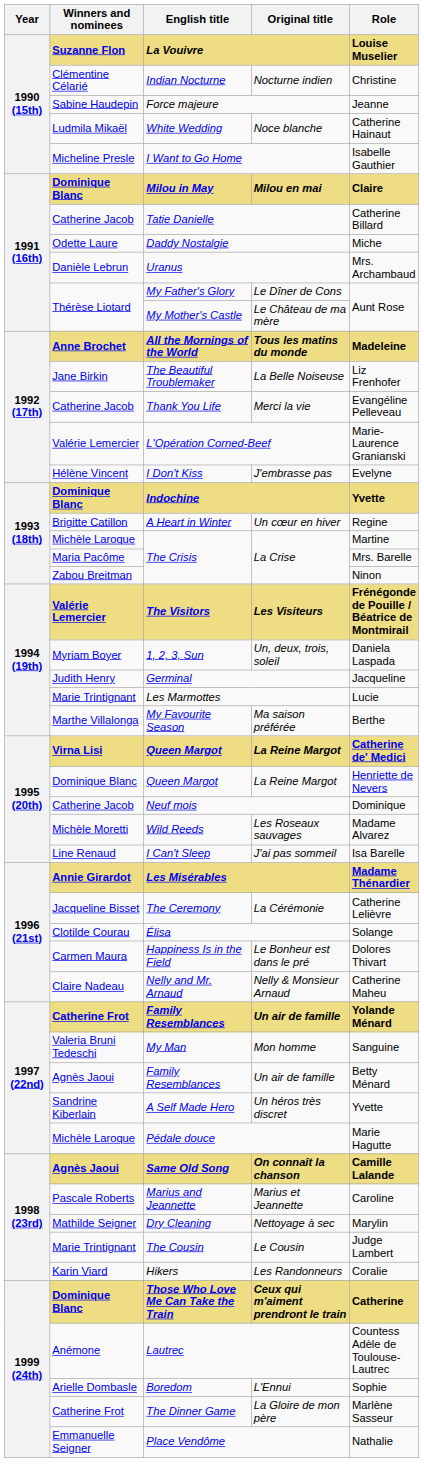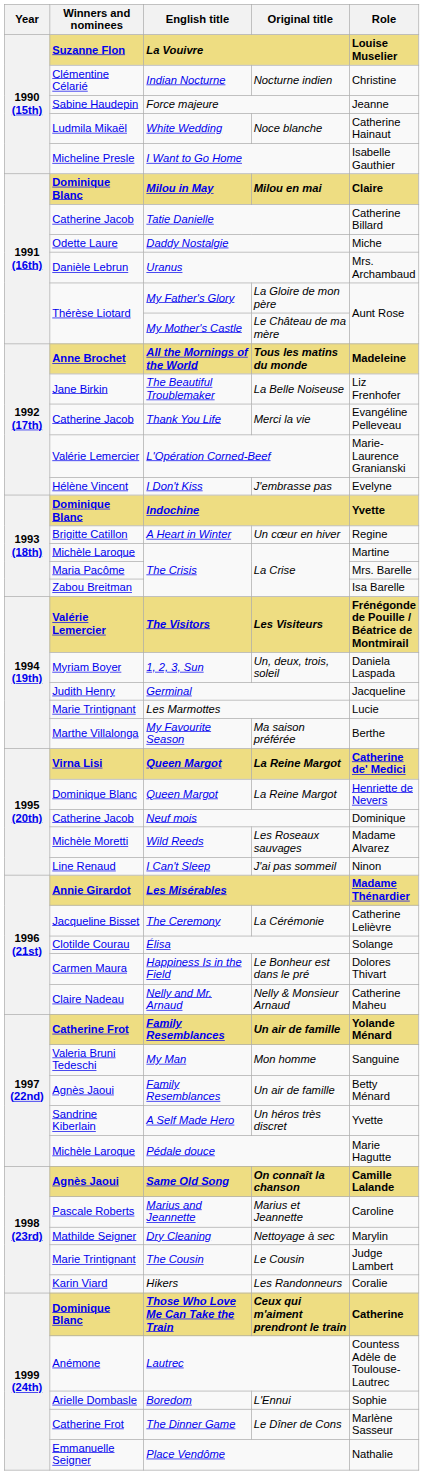(298, 291) Le Dîner de Cons -> (297, 298) La Gloire de mon père
(367, 575) Ninon -> (378, 587) Isa Barelle
(378, 853) Isa Barelle -> (367, 866) Ninon
(297, 1411) La Gloire de mon père -> (298, 1424) Le Dîner de Cons
